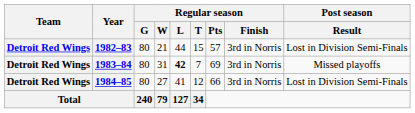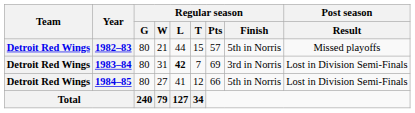(254, 47) 3rd in Norris -> (254, 47) 5th in Norris
(347, 47) Lost in Division Semi-Finals -> (347, 47) Missed playoffs
(347, 65) Missed playoffs -> (347, 65) Lost in Division Semi-Finals
(254, 82) 3rd in Norris -> (254, 82) 5th in Norris
